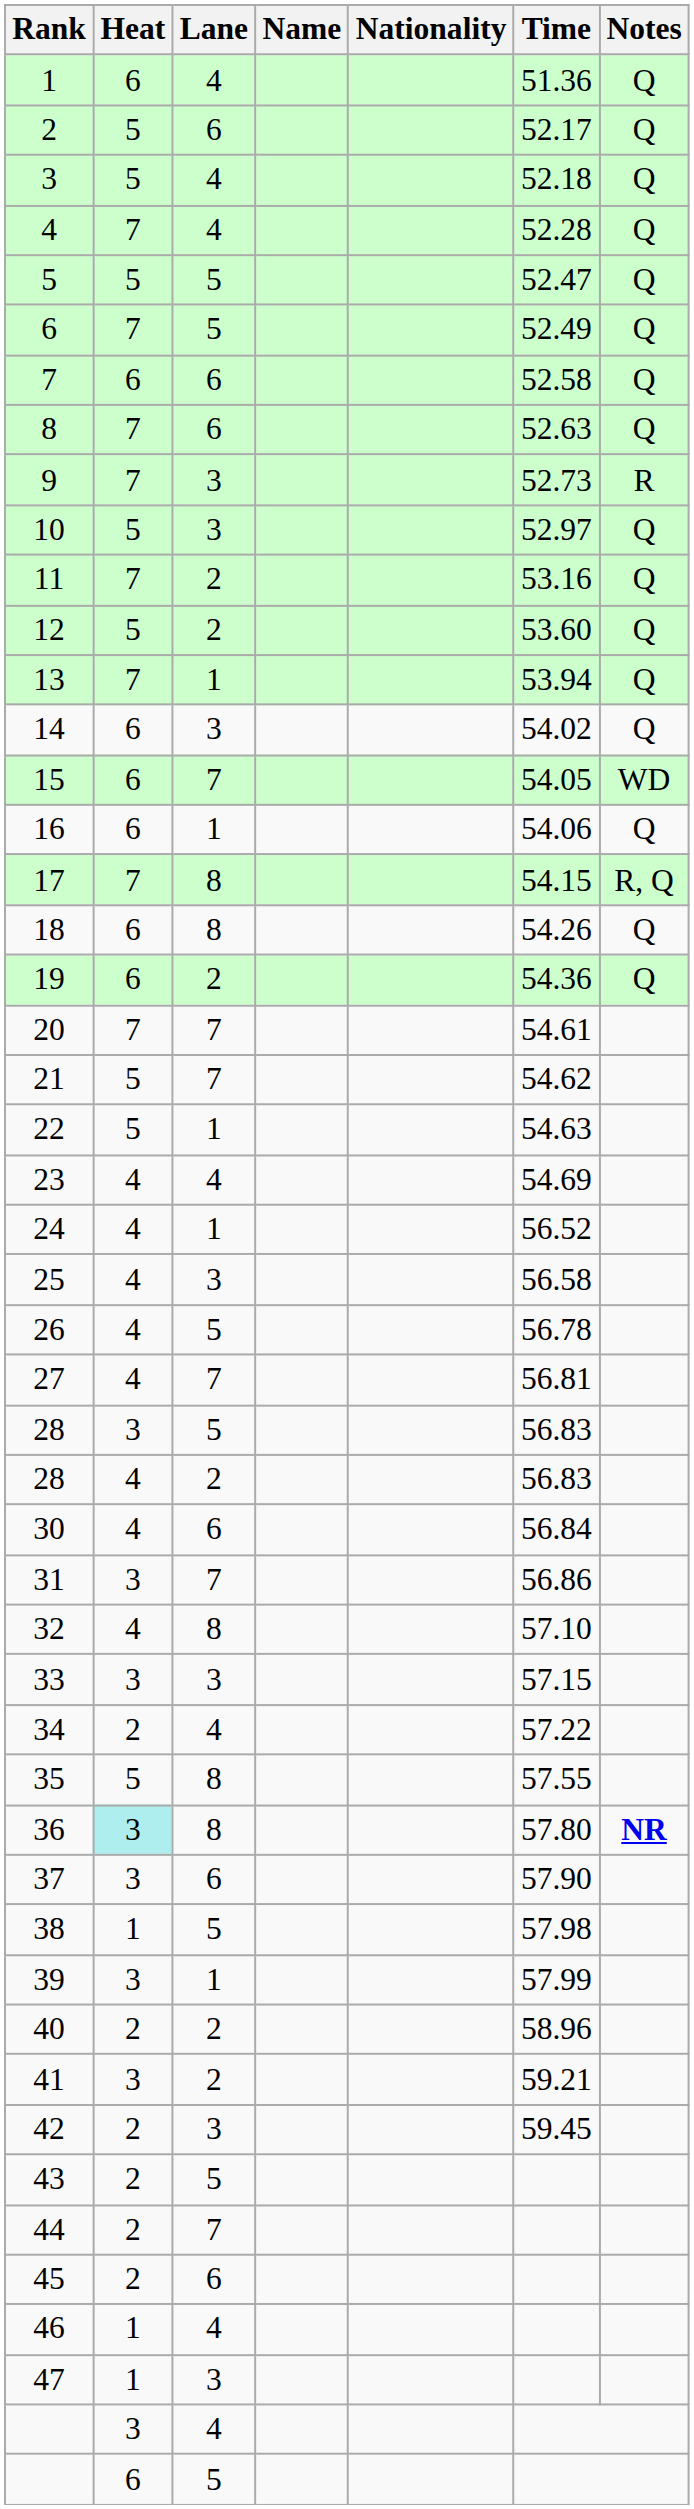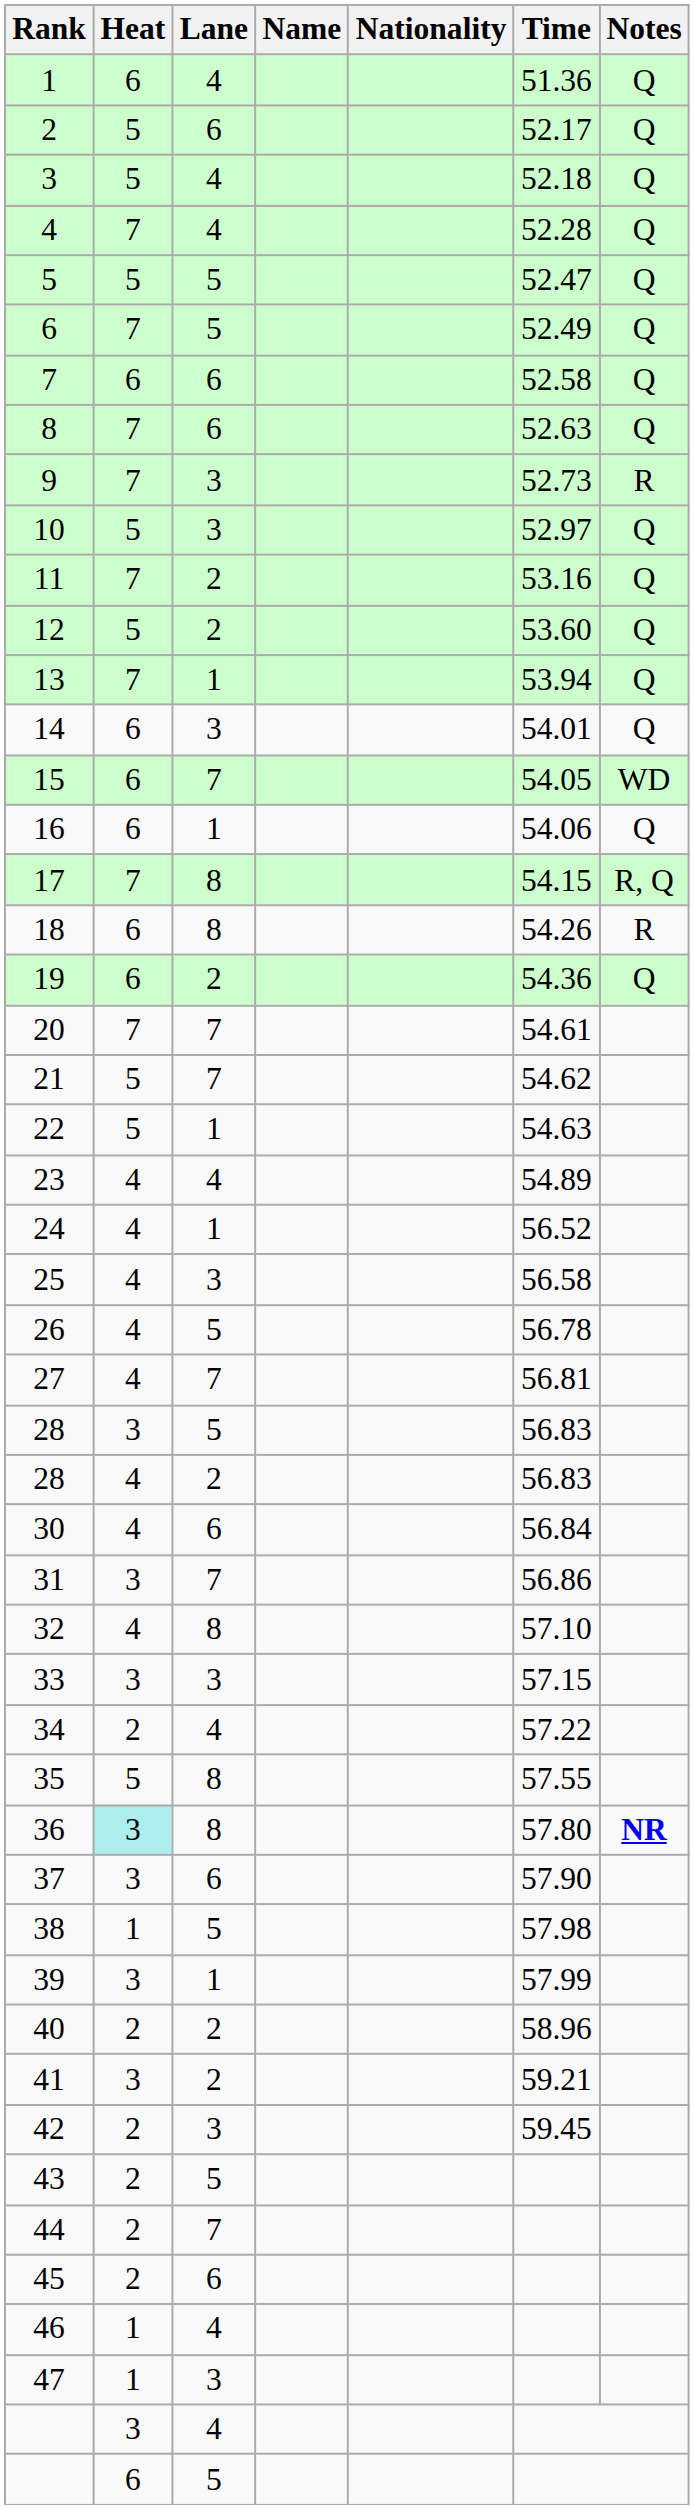(556, 729) 54.02 -> (556, 729) 54.01
(644, 929) Q -> (644, 929) R
(556, 1179) 54.69 -> (556, 1179) 54.89
